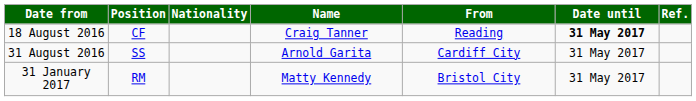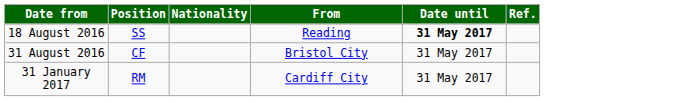- column: (326, 14)
(138, 33) CF -> (138, 33) SS
(138, 52) SS -> (138, 52) CF
(479, 52) Cardiff City -> (326, 52) Bristol City
(479, 78) Bristol City -> (326, 78) Cardiff City
